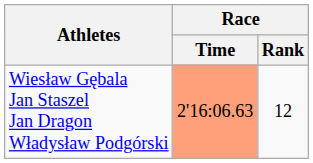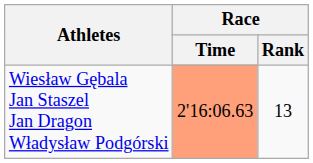(283, 111) 12 -> (283, 111) 13
